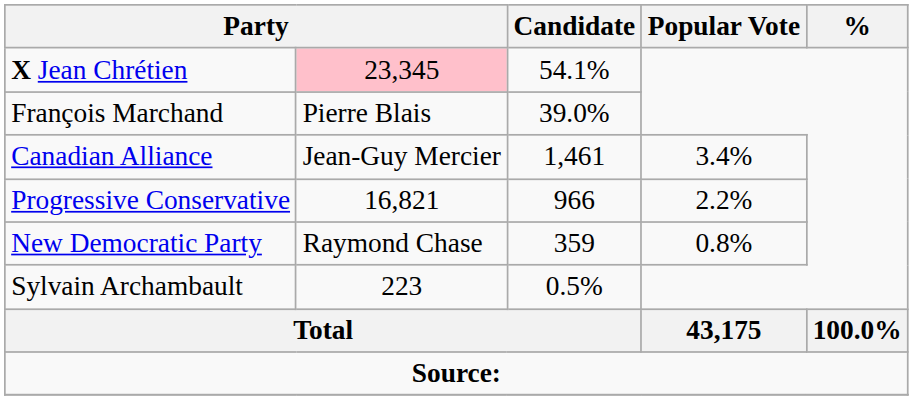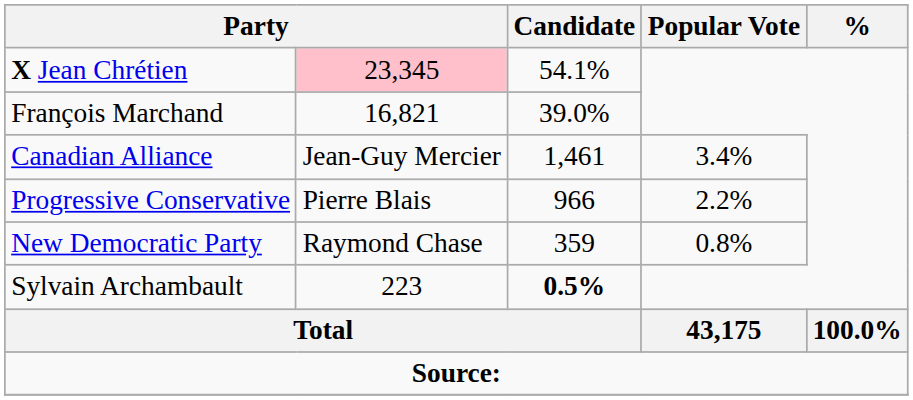(367, 112) Pierre Blais -> (402, 112) 16,821
(402, 199) 16,821 -> (367, 199) Pierre Blais
(574, 286) normal -> (574, 286) bold
